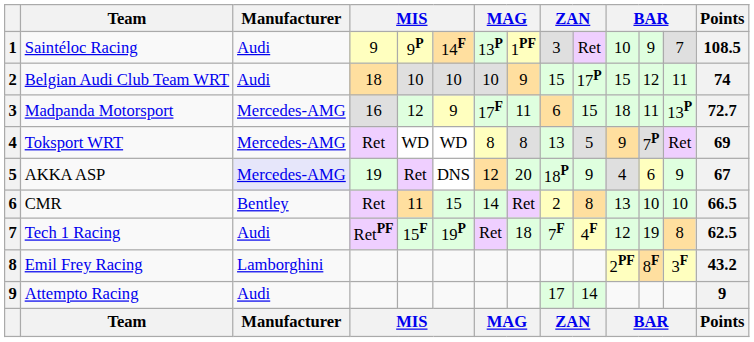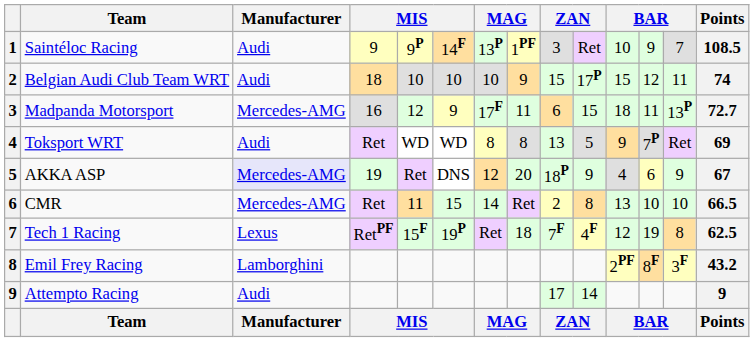(291, 142) Mercedes-AMG -> (254, 142) Audi
(263, 203) Bentley -> (291, 203) Mercedes-AMG
(254, 233) Audi -> (257, 233) Lexus
